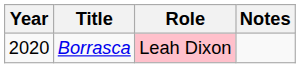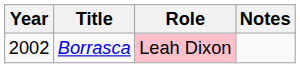(29, 47) 2020 -> (29, 47) 2002
